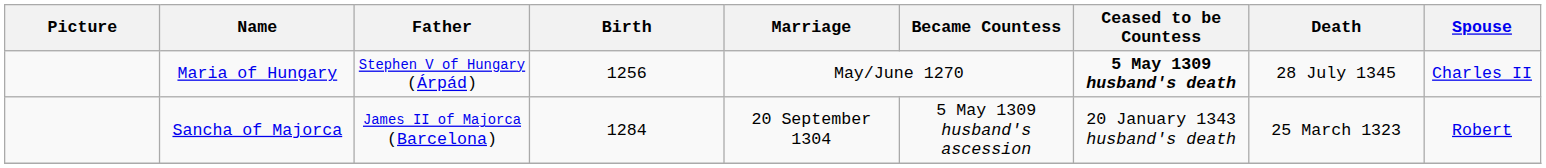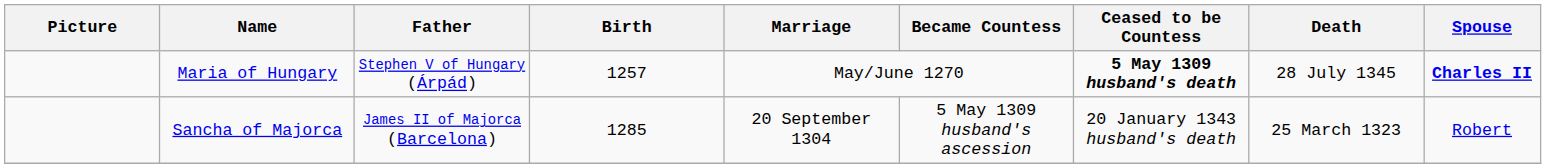(627, 74) 1256 -> (627, 74) 1257
(1482, 74) normal -> (1482, 74) bold
(627, 130) 1284 -> (627, 130) 1285
